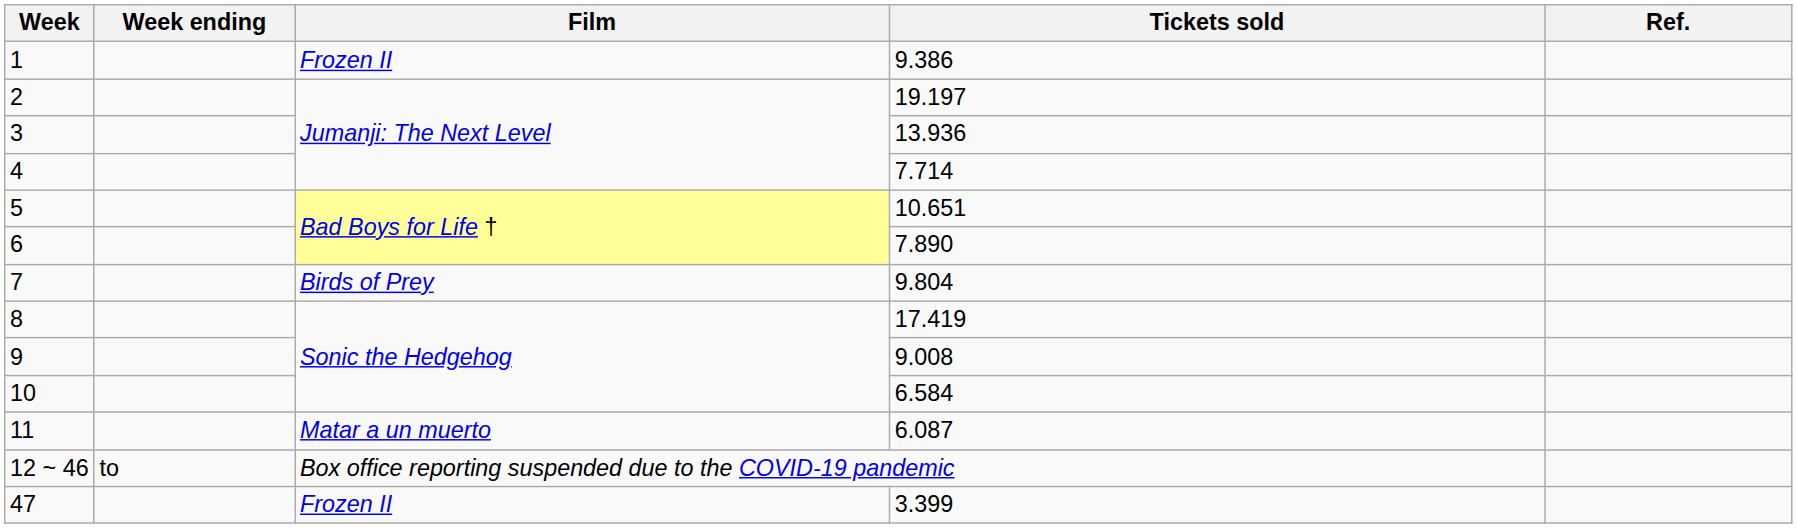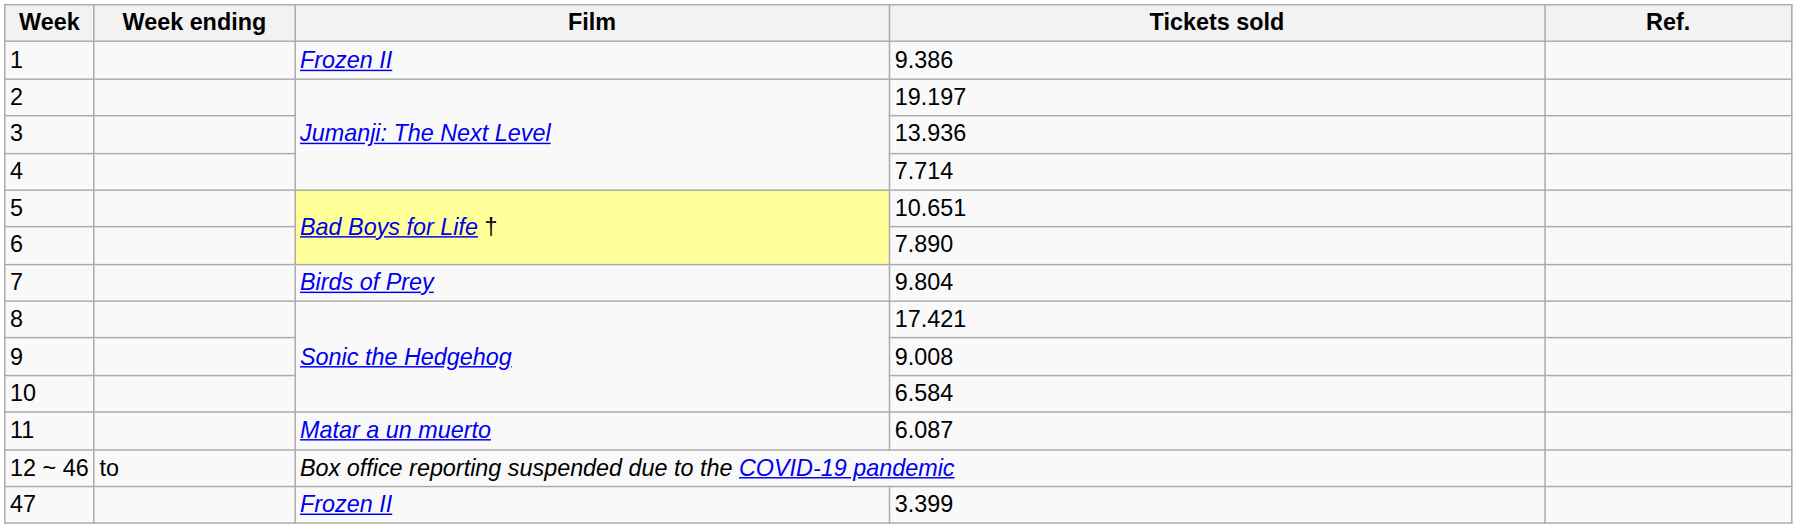(931, 319) 17.419 -> (931, 319) 17.421
